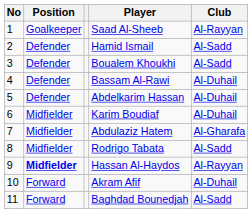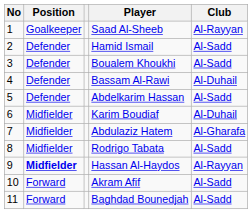(215, 98) Al-Duhail -> (213, 98) Al-Sadd
(215, 183) Al-Duhail -> (213, 183) Al-Sadd
